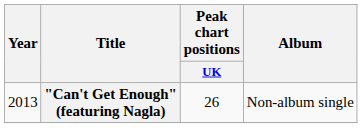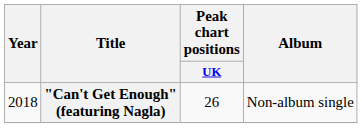(23, 102) 2013 -> (23, 102) 2018
